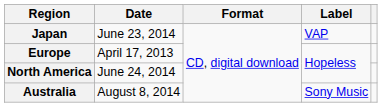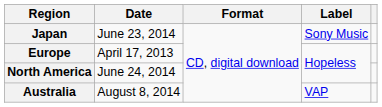(316, 33) VAP -> (336, 33) Sony Music
(336, 92) Sony Music -> (316, 92) VAP
